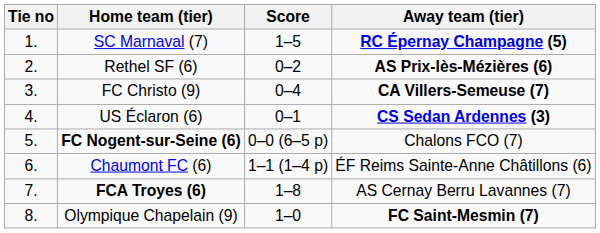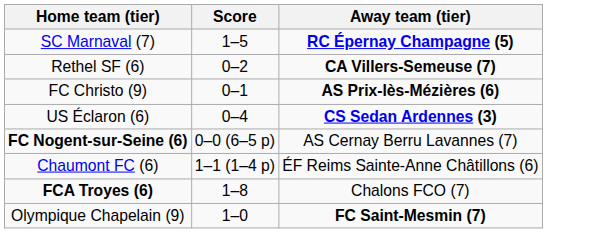- column: (31, 16)
(463, 66) AS Prix-lès-Mézières (6) -> (410, 66) CA Villers-Semeuse (7)
(288, 91) 0–4 -> (235, 91) 0–1
(463, 91) CA Villers-Semeuse (7) -> (410, 91) AS Prix-lès-Mézières (6)
(288, 116) 0–1 -> (235, 116) 0–4
(463, 141) Chalons FCO (7) -> (410, 141) AS Cernay Berru Lavannes (7)
(463, 191) AS Cernay Berru Lavannes (7) -> (410, 191) Chalons FCO (7)
